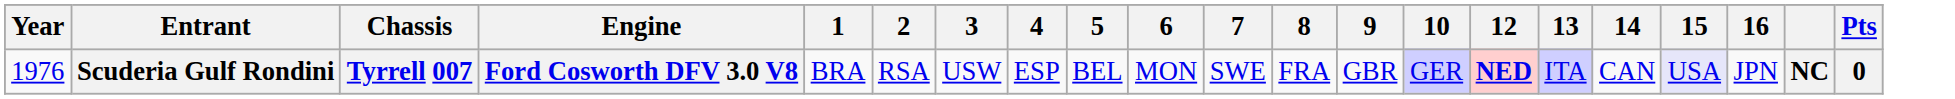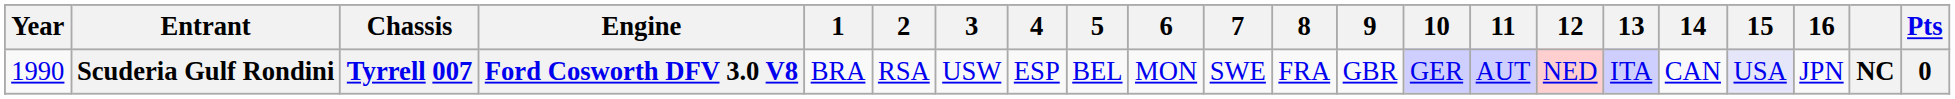+ column: (1503, 26)
(38, 70) 1976 -> (38, 70) 1990
(1504, 70) bold -> (1570, 70) normal
